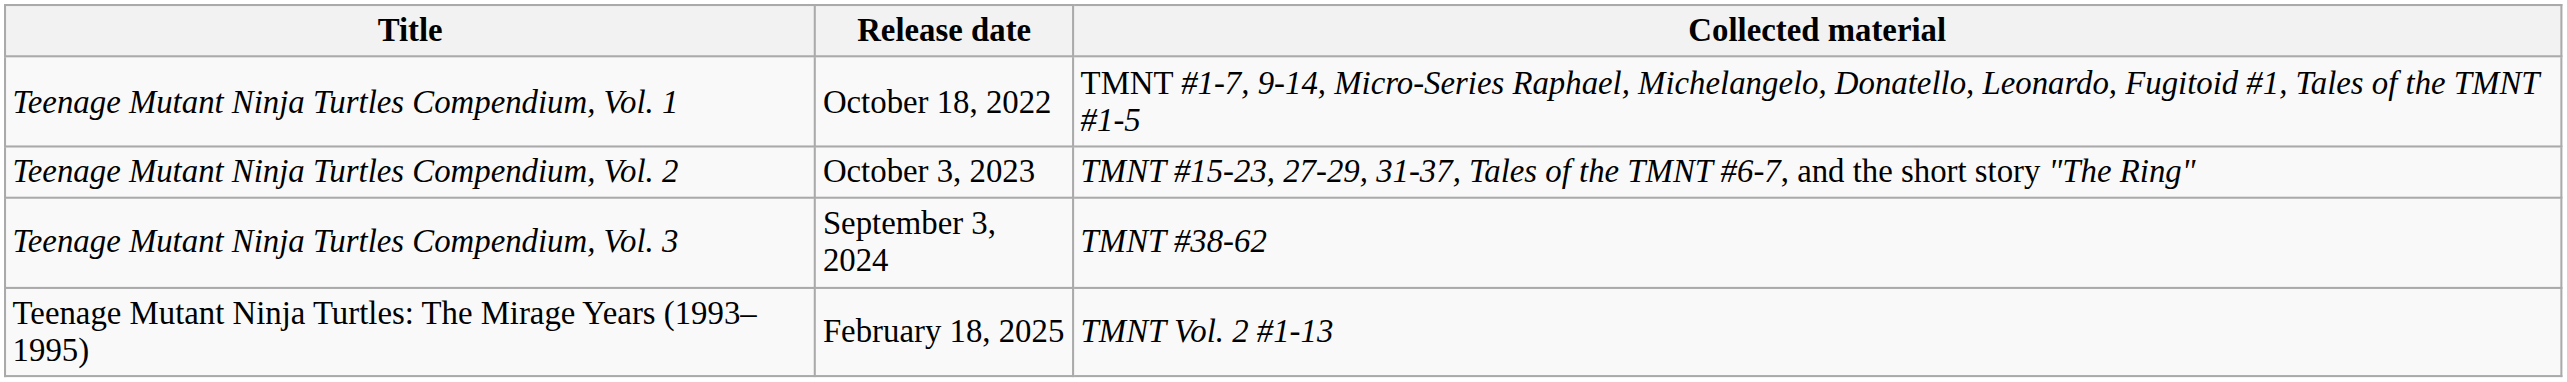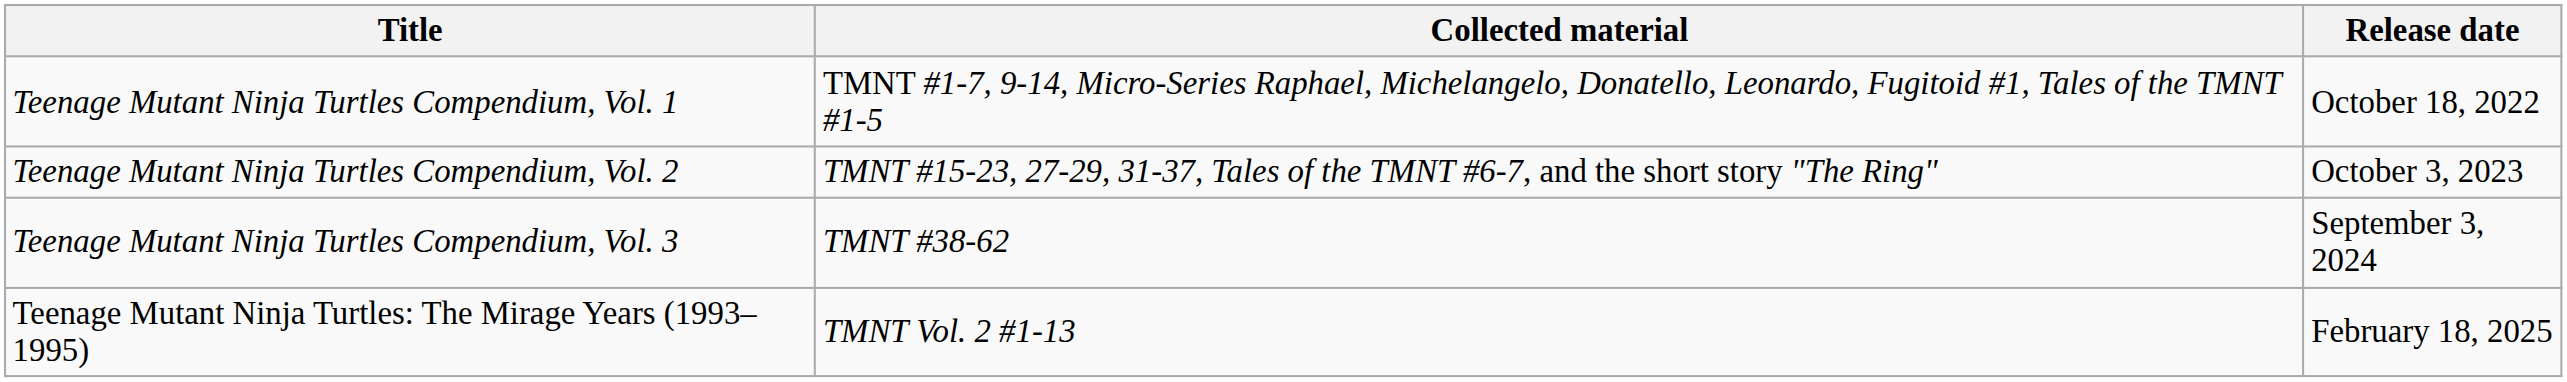columns swapped: (944, 30) <-> (1817, 30)
